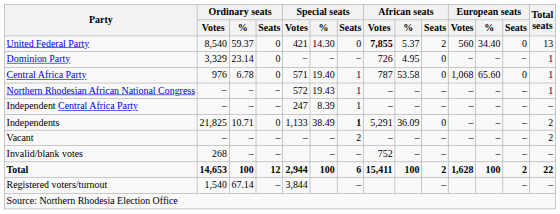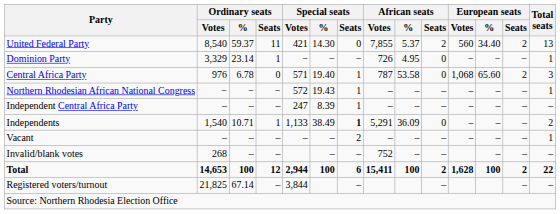(278, 43) 0 -> (276, 43) 11
(381, 43) bold -> (381, 43) normal
(524, 43) 0 -> (524, 43) 2
(278, 59) 0 -> (278, 59) 1
(524, 75) 0 -> (524, 75) 2
(551, 75) 1 -> (551, 75) 3
(213, 122) 21,825 -> (216, 122) 1,540
(278, 122) 0 -> (278, 122) 1
(551, 138) 2 -> (551, 138) 1
(216, 185) 1,540 -> (213, 185) 21,825
